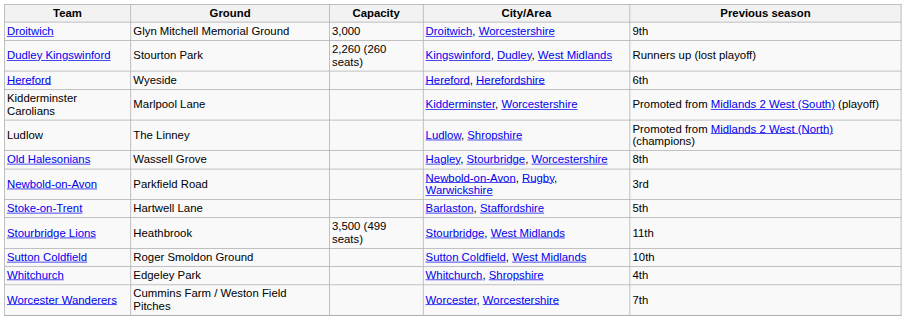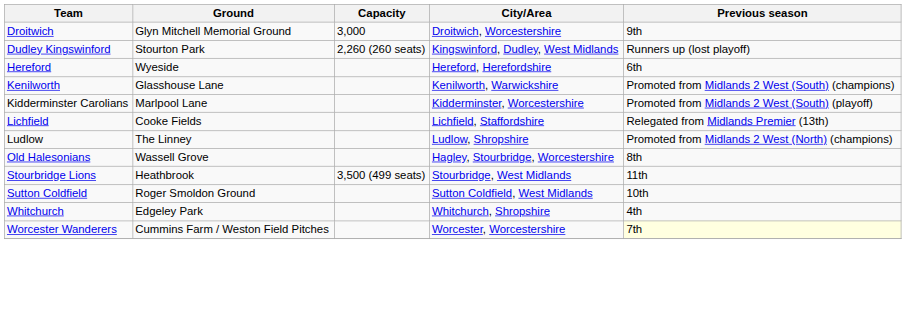+ row: (33, 85)
+ row: (28, 121)
- row: (52, 184)
- row: (45, 208)
(640, 299) no background -> (634, 229) lightyellow background
